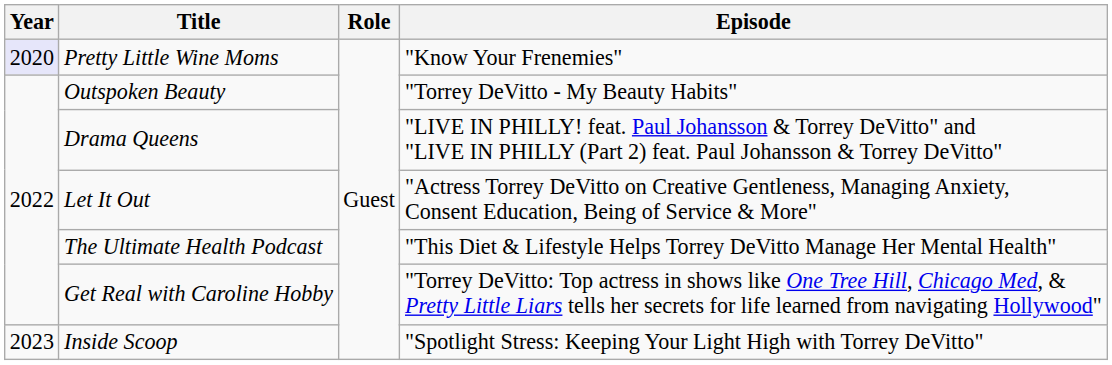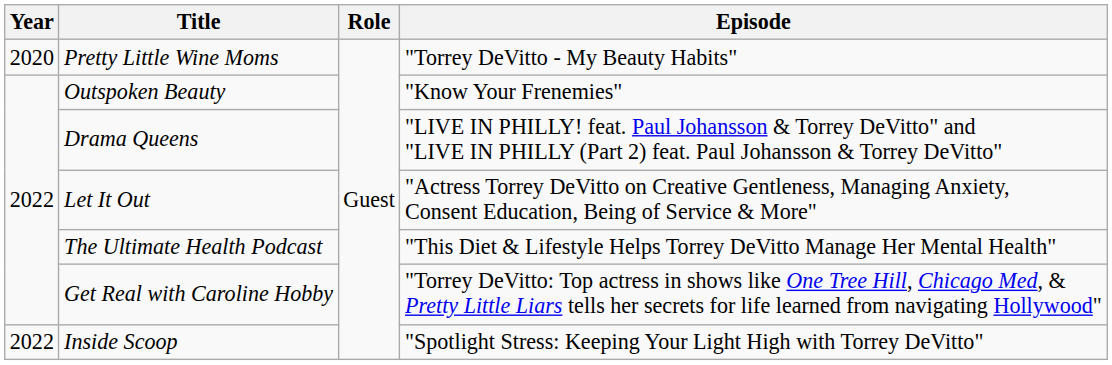(32, 57) lavender background -> (32, 57) no background
(514, 57) "Know Your Frenemies" -> (571, 57) "Torrey DeVitto - My Beauty Habits"
(571, 92) "Torrey DeVitto - My Beauty Habits" -> (514, 92) "Know Your Frenemies"
(32, 341) 2023 -> (32, 341) 2022
